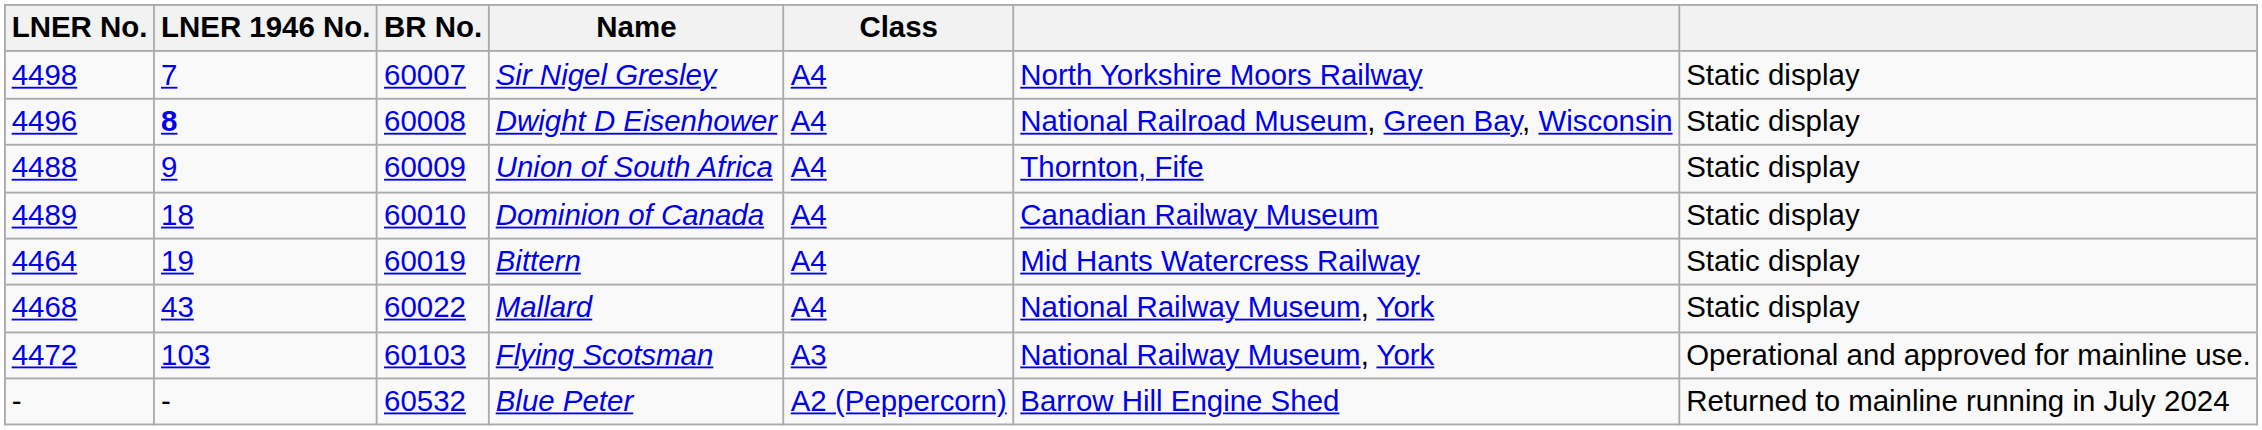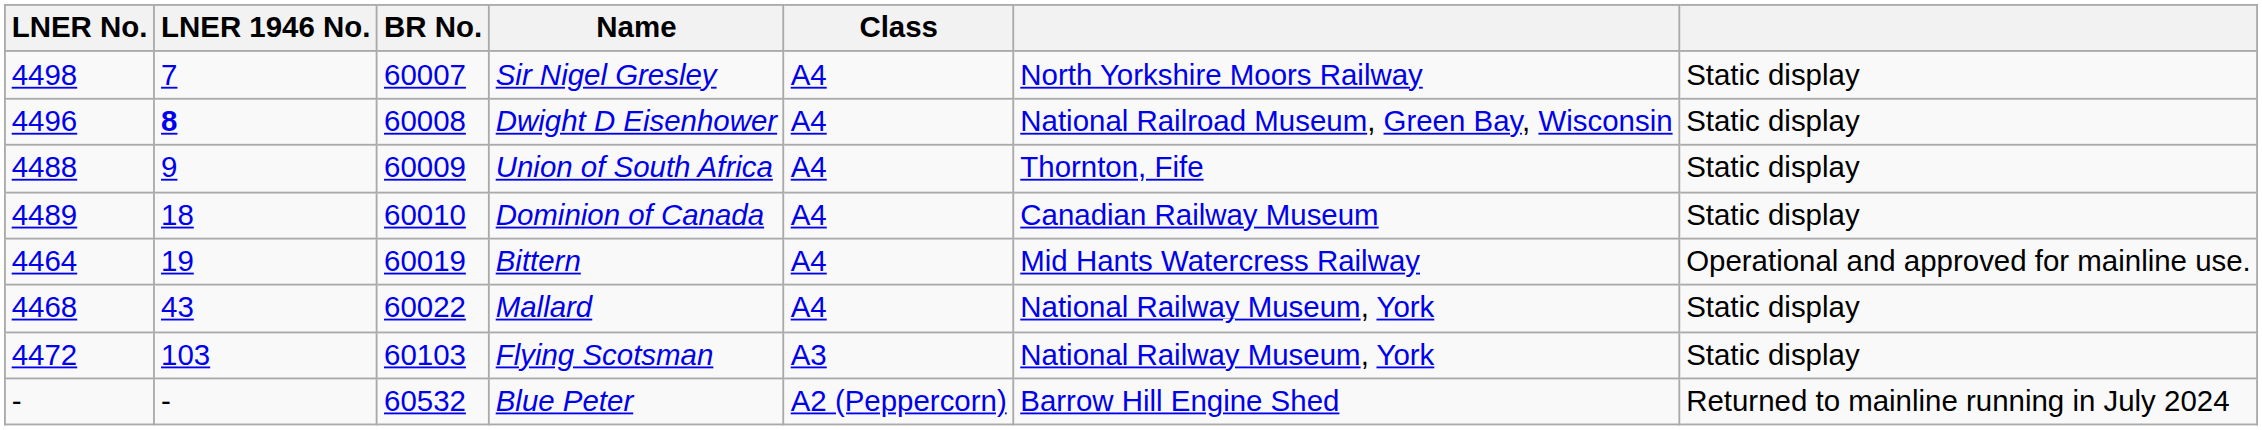(1773, 261) Static display -> (1968, 261) Operational and approved for mainline use.
(1968, 354) Operational and approved for mainline use. -> (1773, 354) Static display
